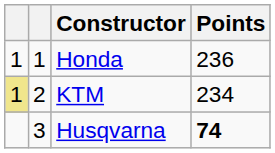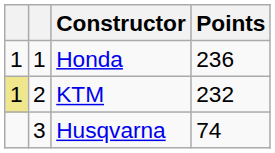(215, 95) 234 -> (215, 95) 232
(209, 130) bold -> (209, 130) normal
